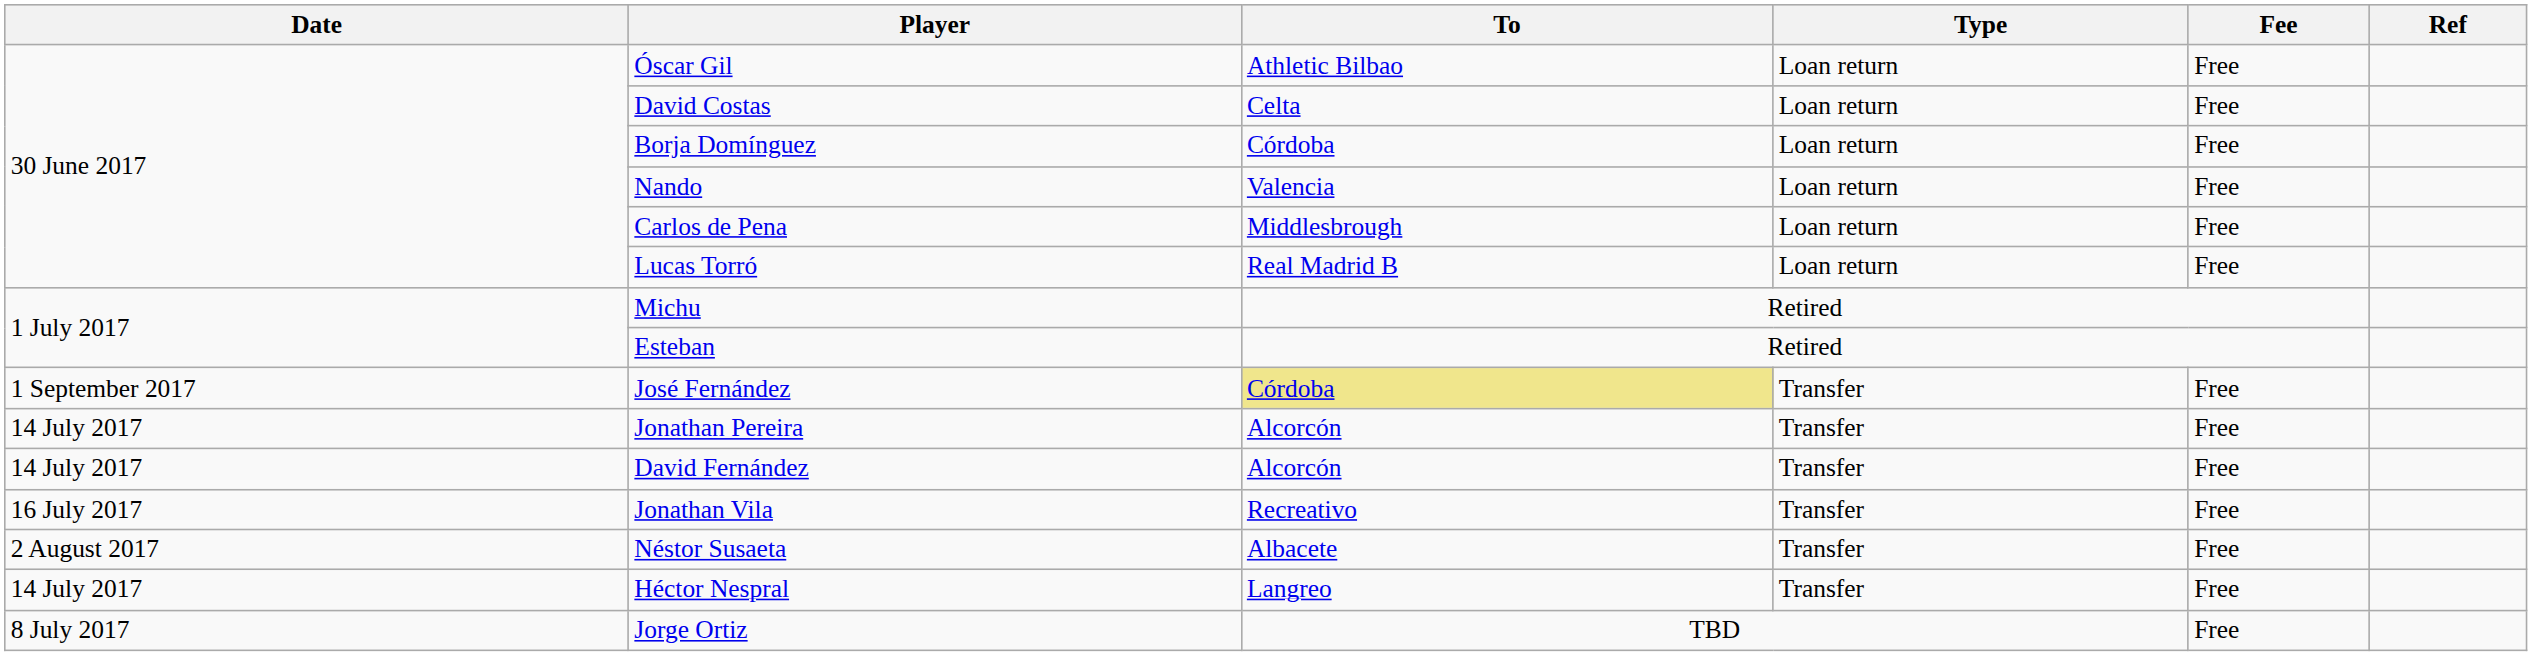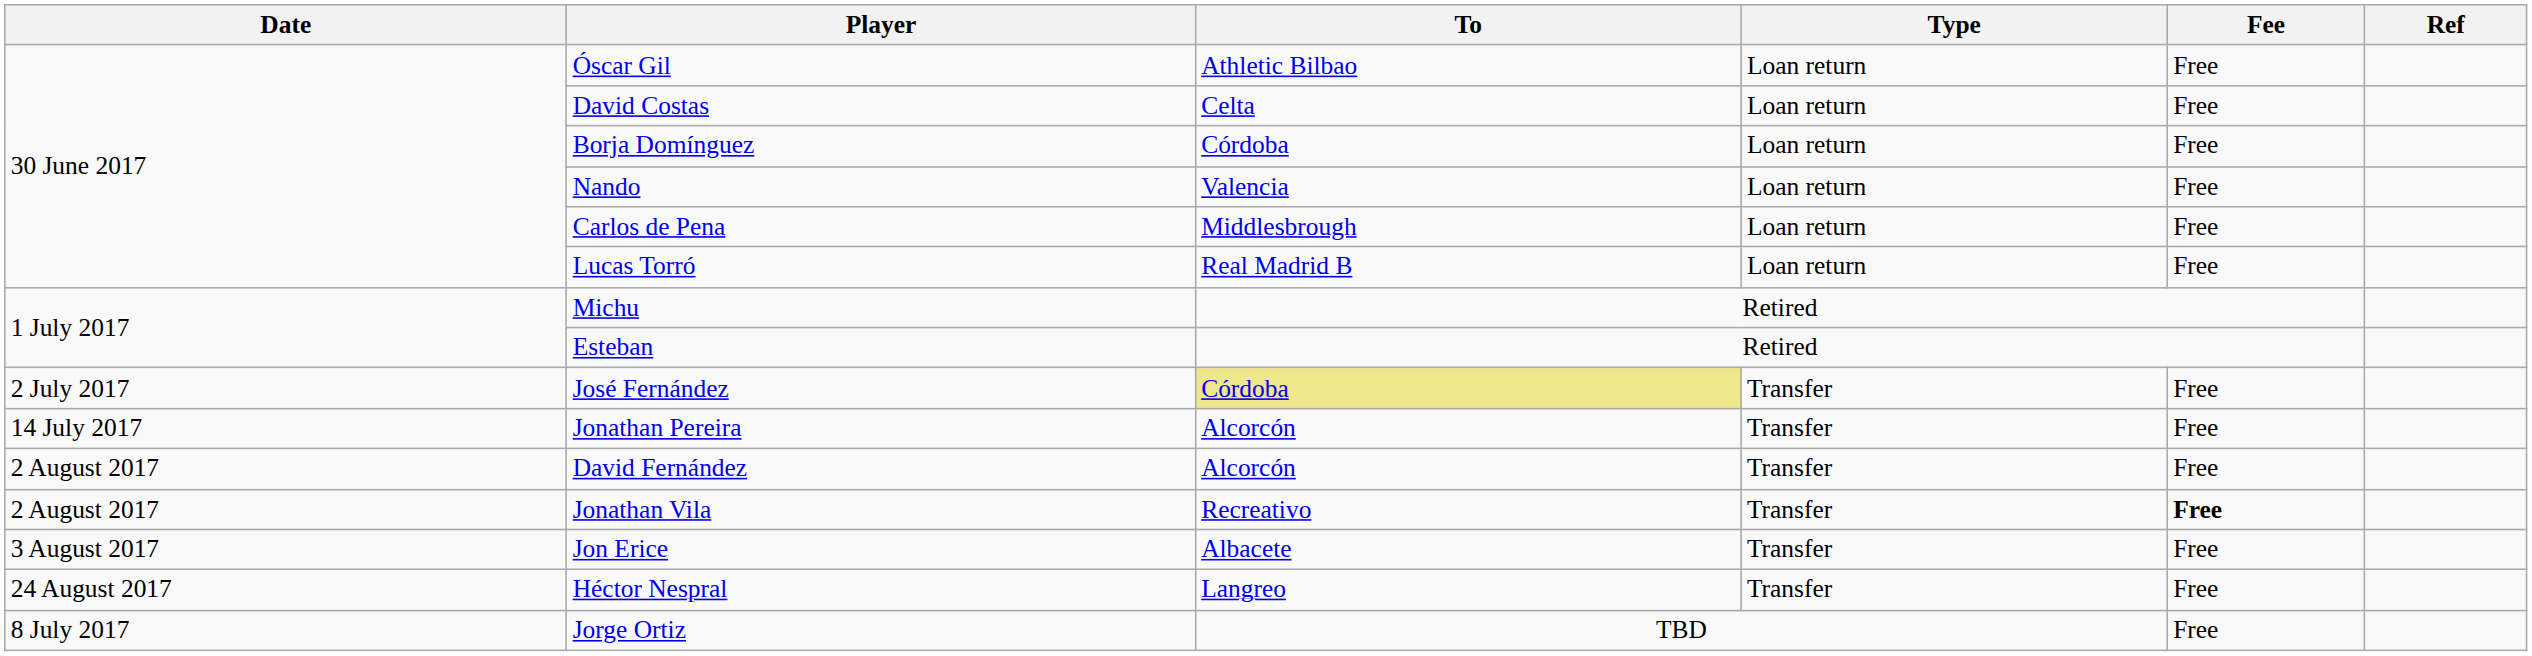(103, 387) 1 September 2017 -> (70, 387) 2 July 2017
(76, 468) 14 July 2017 -> (85, 468) 2 August 2017
(76, 508) 16 July 2017 -> (85, 508) 2 August 2017
(2217, 508) normal -> (2198, 508) bold
- row: (710, 549)
+ row: (620, 549)
(76, 589) 14 July 2017 -> (91, 589) 24 August 2017
